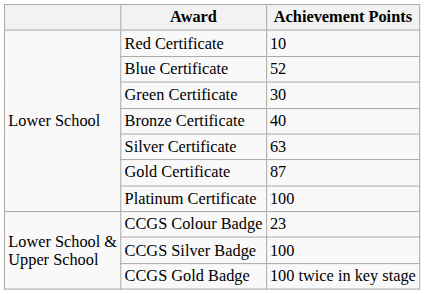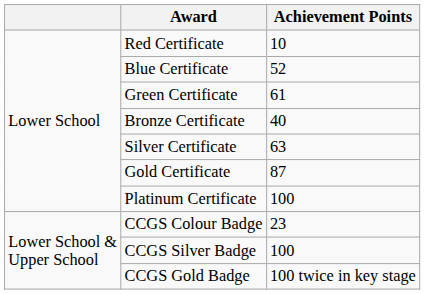(278, 95) 30 -> (278, 95) 61
